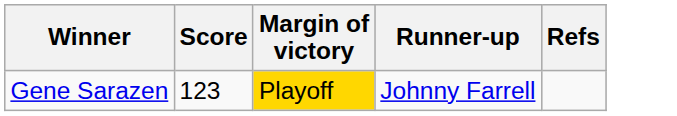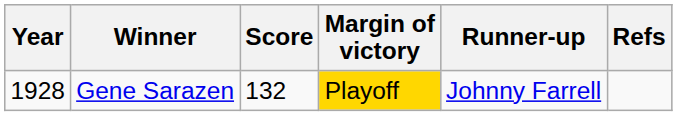+ column: (38, 37)
(200, 90) 123 -> (266, 90) 132
